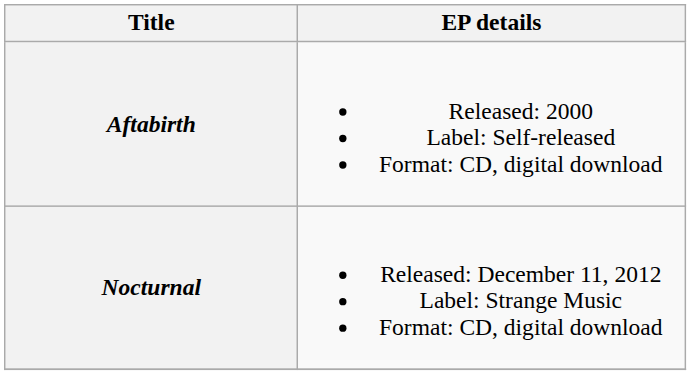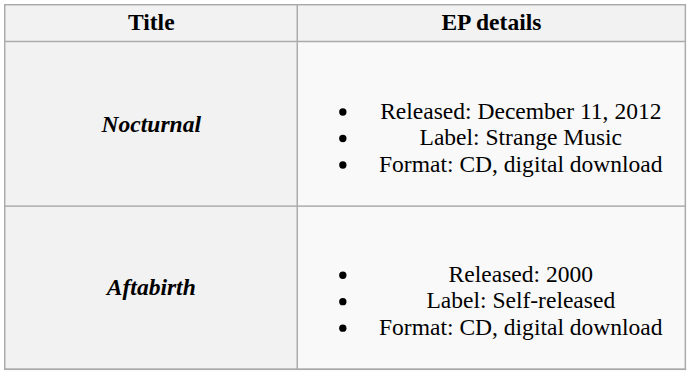rows swapped: (151, 123) <-> (151, 287)
